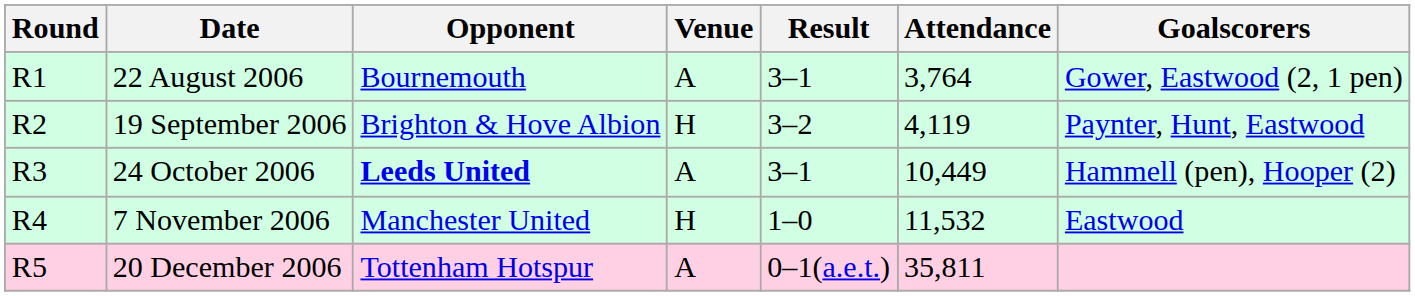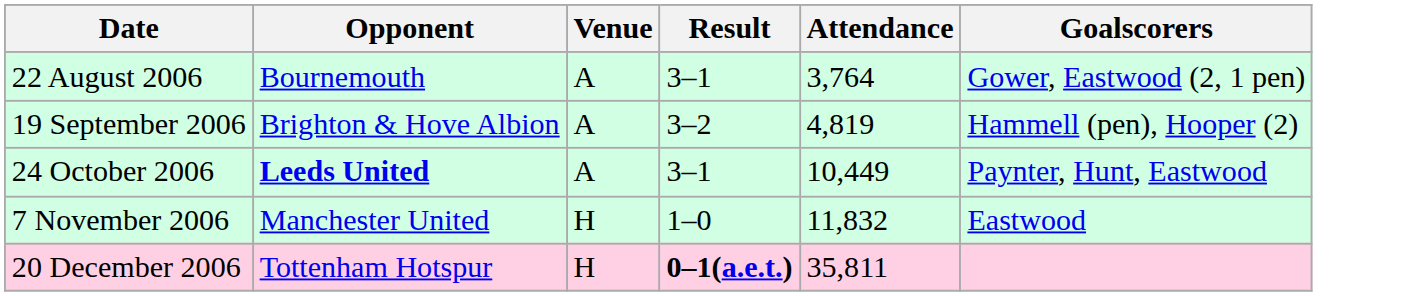- column: (55, 28)
(685, 123) H -> (584, 123) A
(937, 123) 4,119 -> (840, 123) 4,819
(1215, 123) Paynter, Hunt, Eastwood -> (1133, 123) Hammell (pen), Hooper (2)
(1230, 171) Hammell (pen), Hooper (2) -> (1117, 171) Paynter, Hunt, Eastwood
(945, 219) 11,532 -> (847, 219) 11,832
(685, 266) A -> (584, 266) H
(829, 266) normal -> (730, 266) bold
